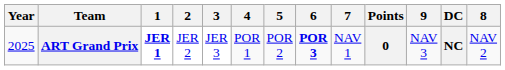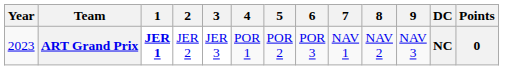columns swapped: (483, 15) <-> (386, 15)
(21, 45) 2025 -> (21, 45) 2023
(313, 45) bold -> (312, 45) normal
